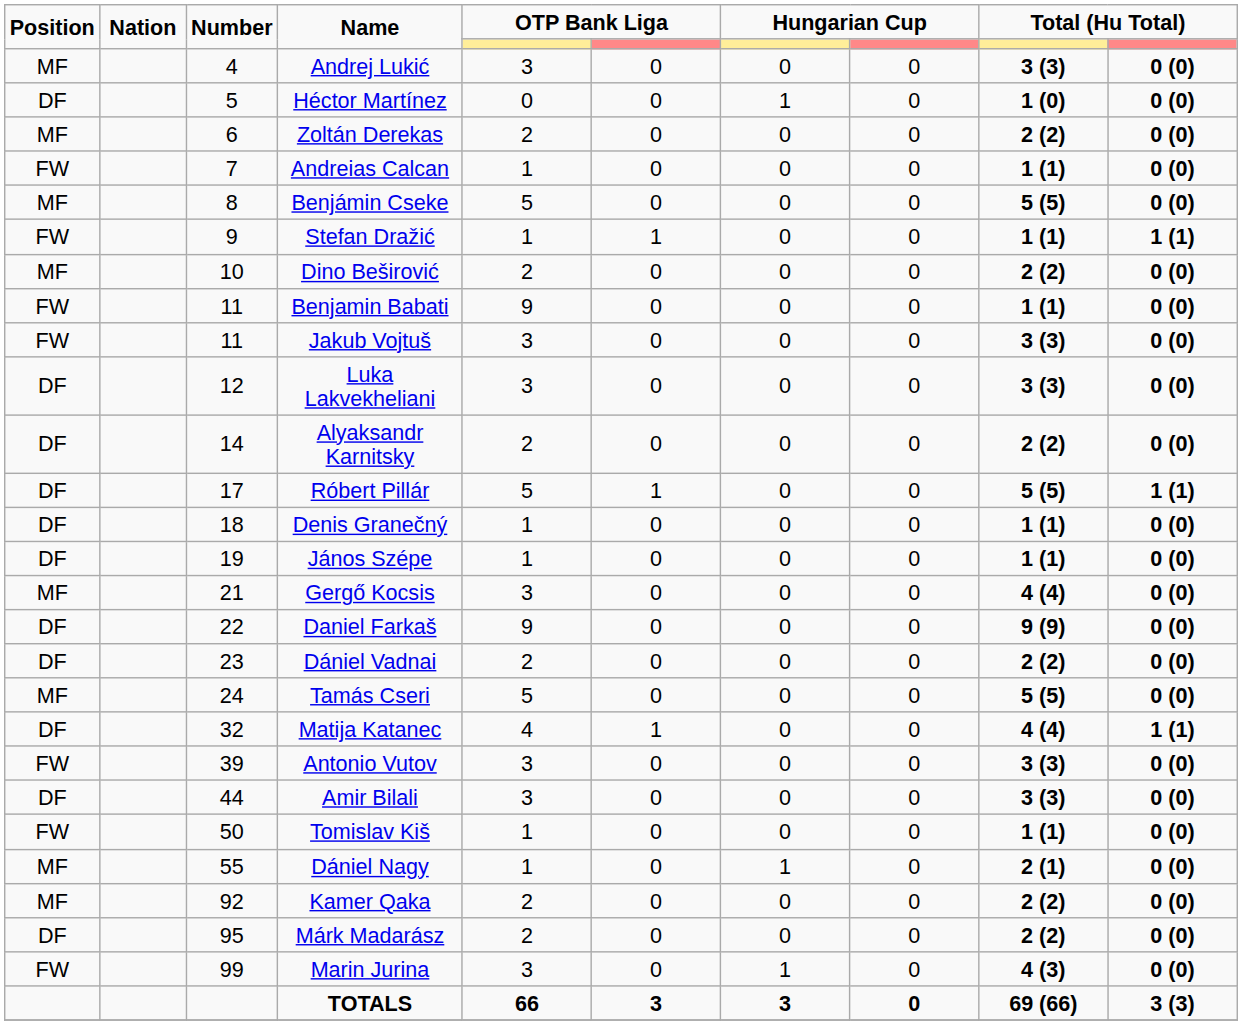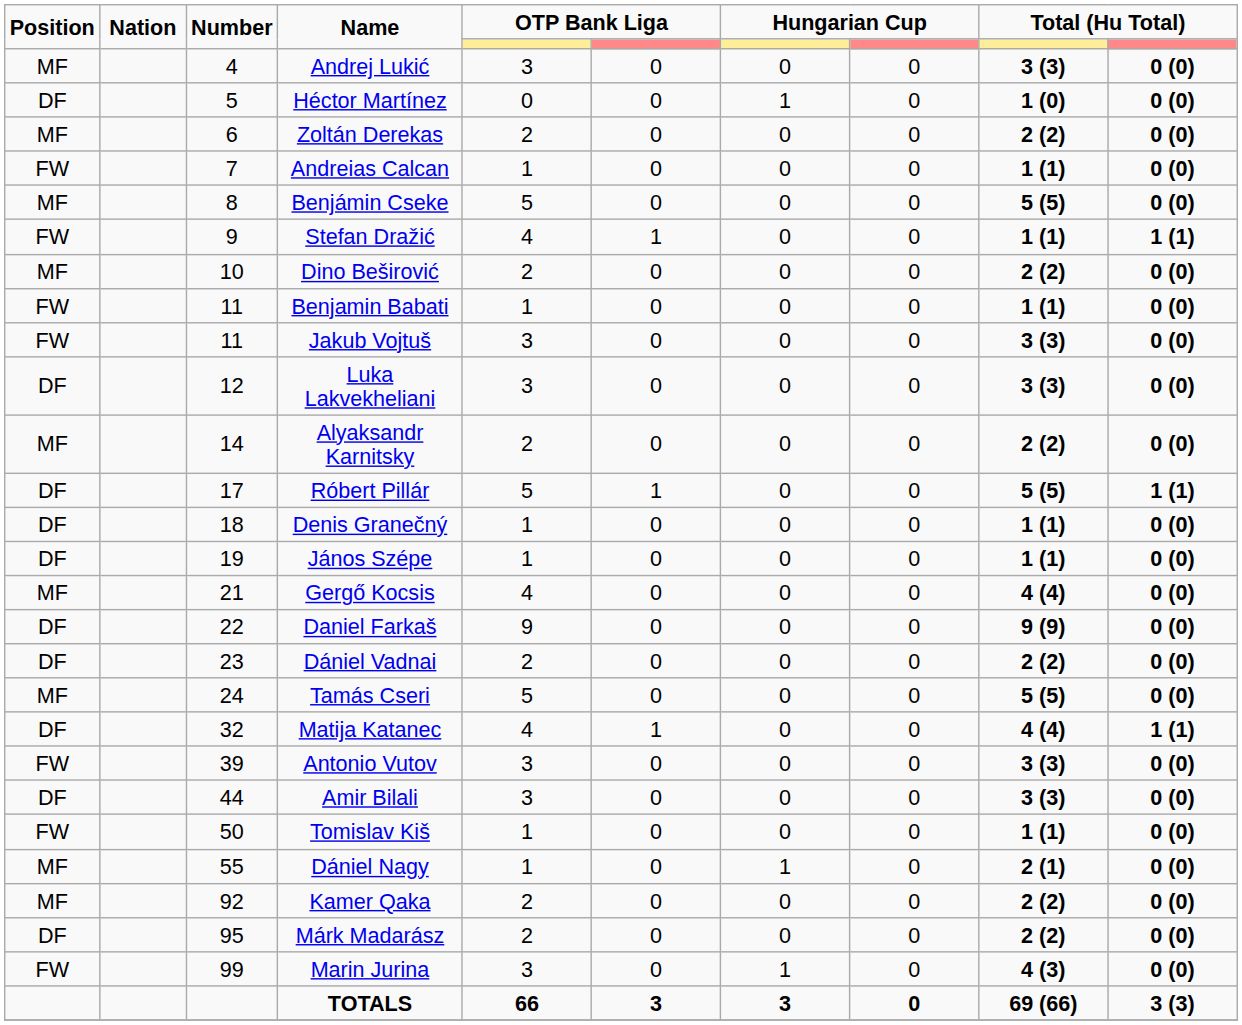(527, 237) 1 -> (527, 237) 4
(527, 305) 9 -> (527, 305) 1
(52, 444) DF -> (52, 444) MF
(527, 593) 3 -> (527, 593) 4
